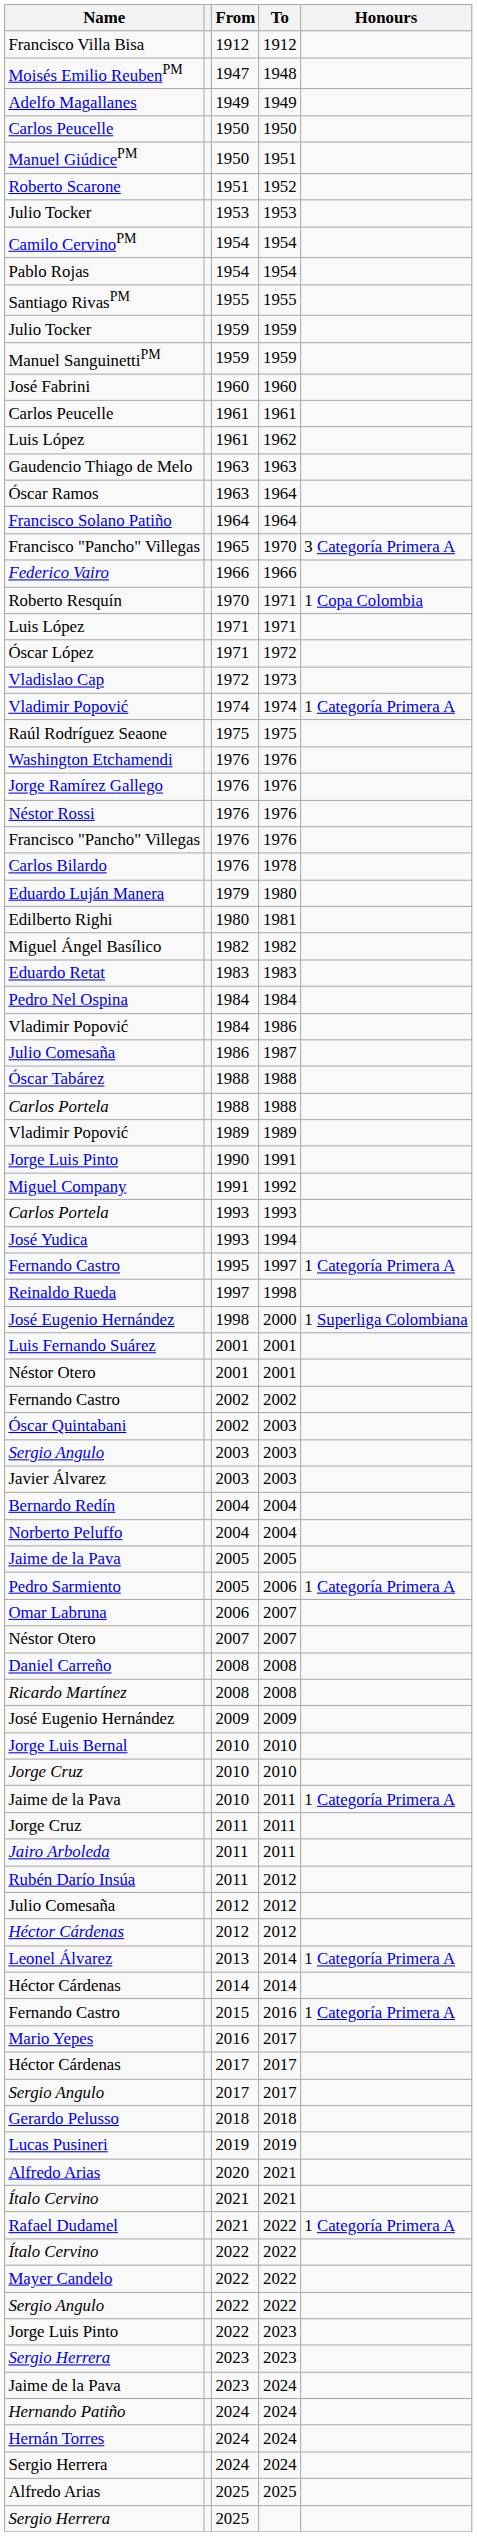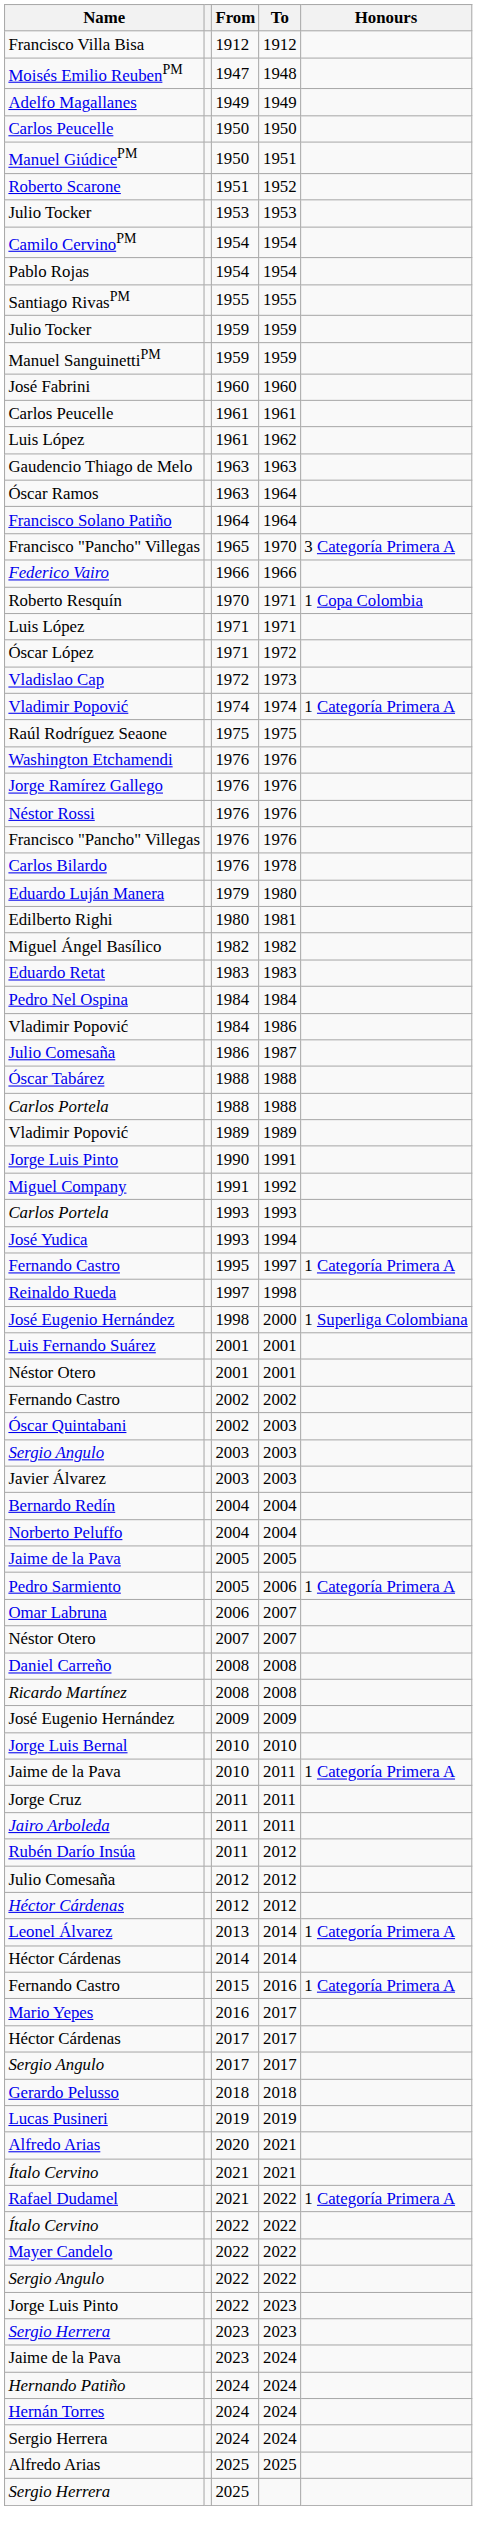- row: (46, 1772)
